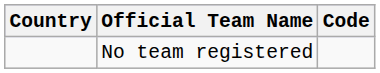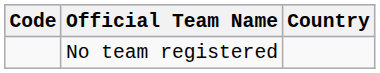columns swapped: (346, 21) <-> (51, 21)
